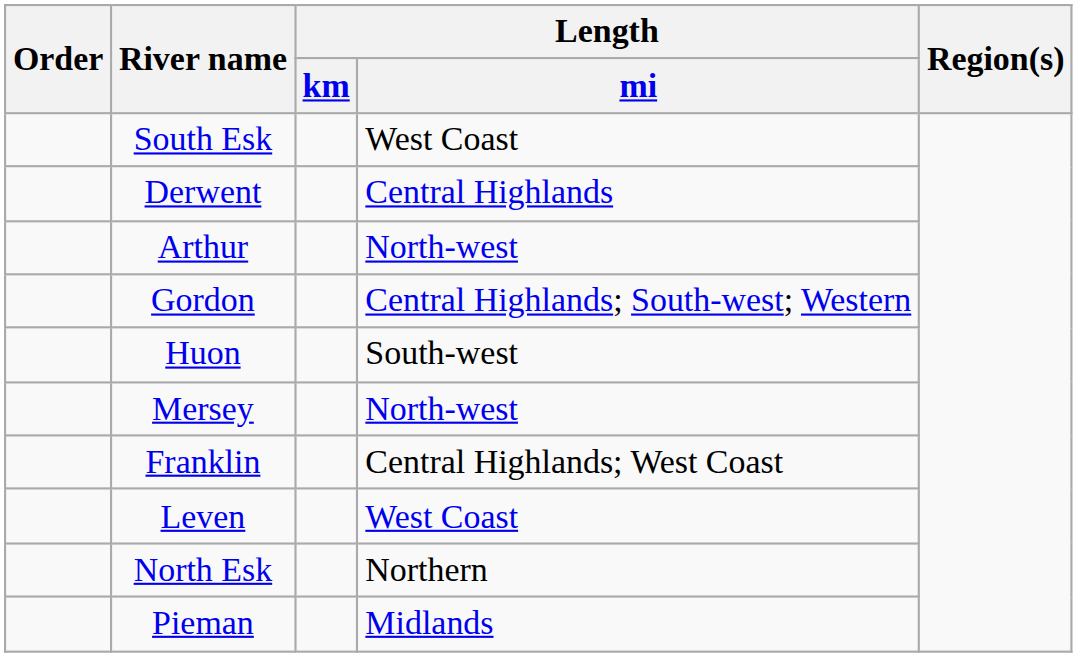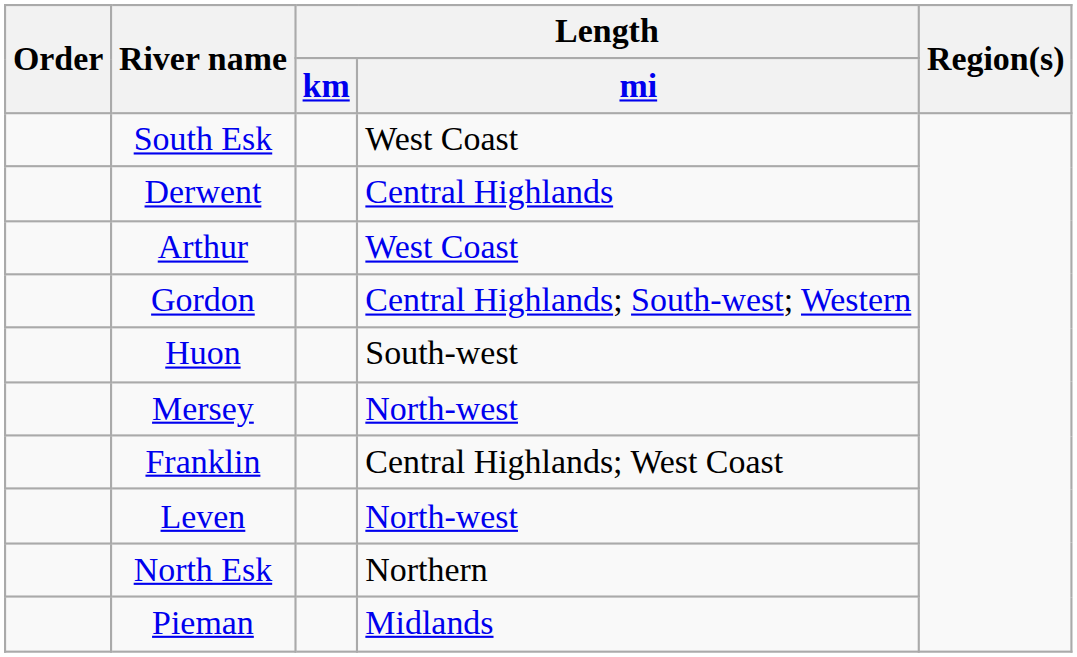(442, 246) North-west -> (442, 246) West Coast
(442, 515) West Coast -> (442, 515) North-west
